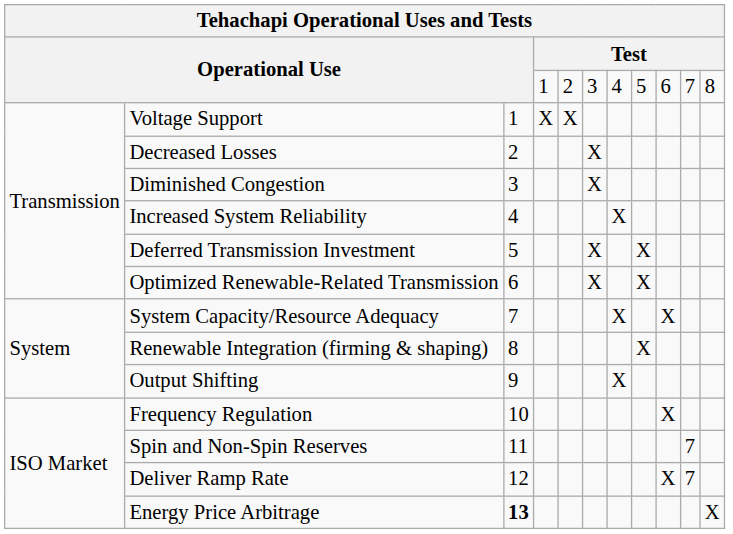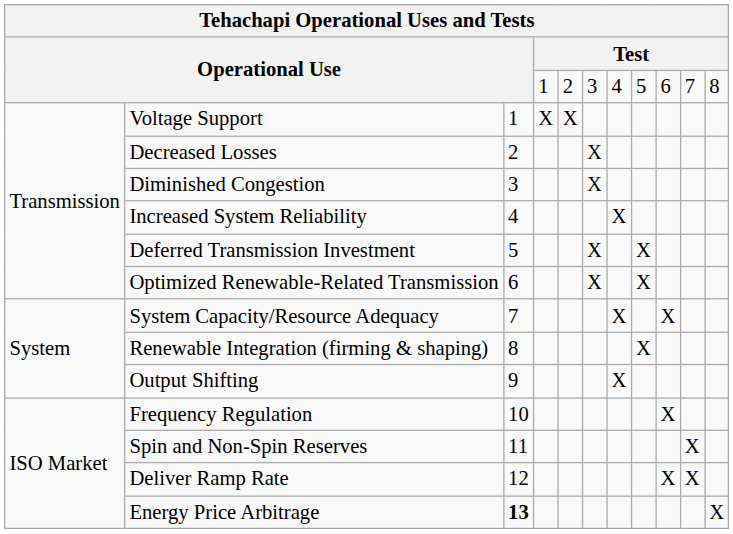(690, 446) 7 -> (692, 446) X
(690, 479) 7 -> (692, 479) X
